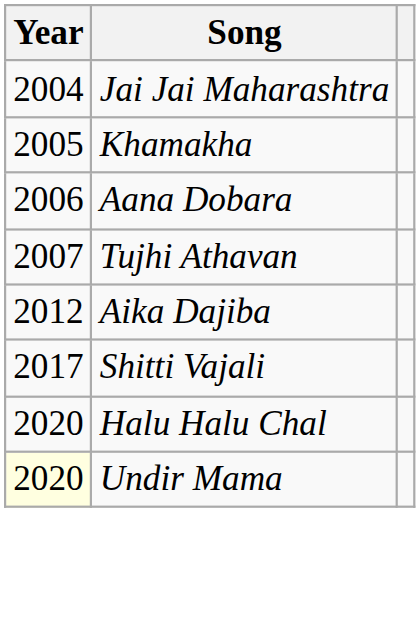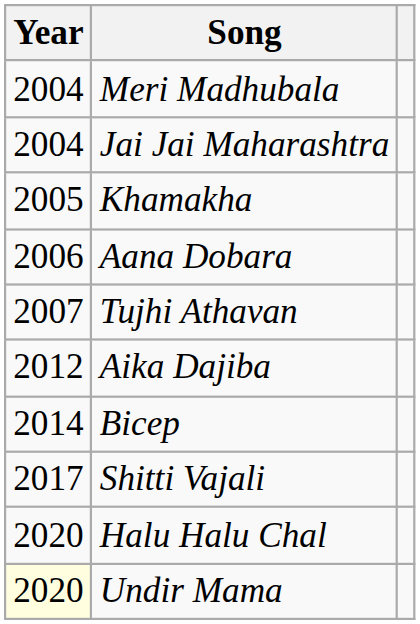+ row: (220, 88)
+ row: (140, 423)
